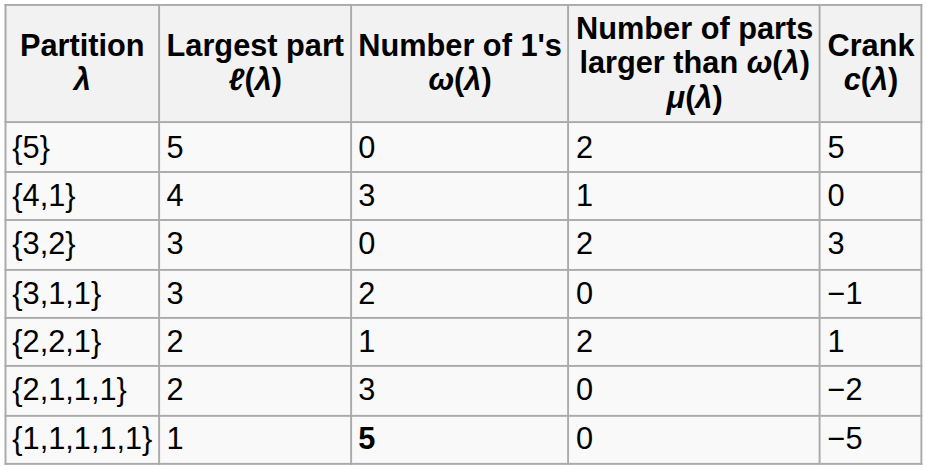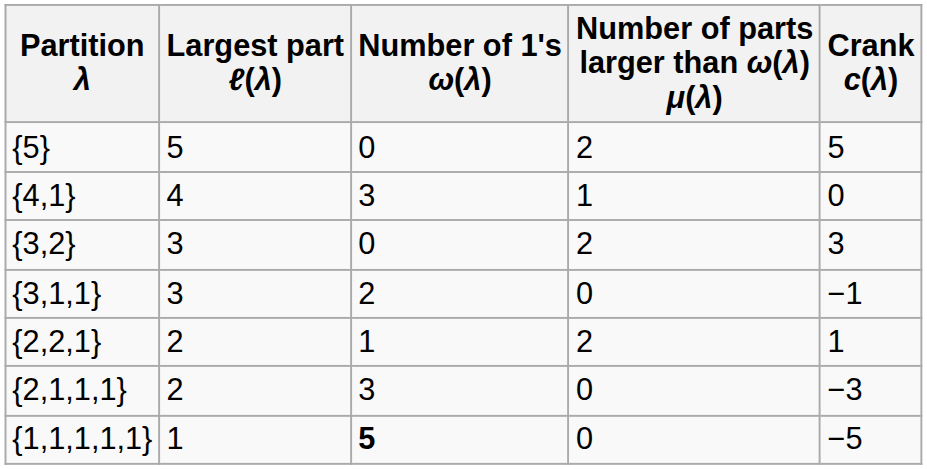(845, 390) −2 -> (845, 390) −3
